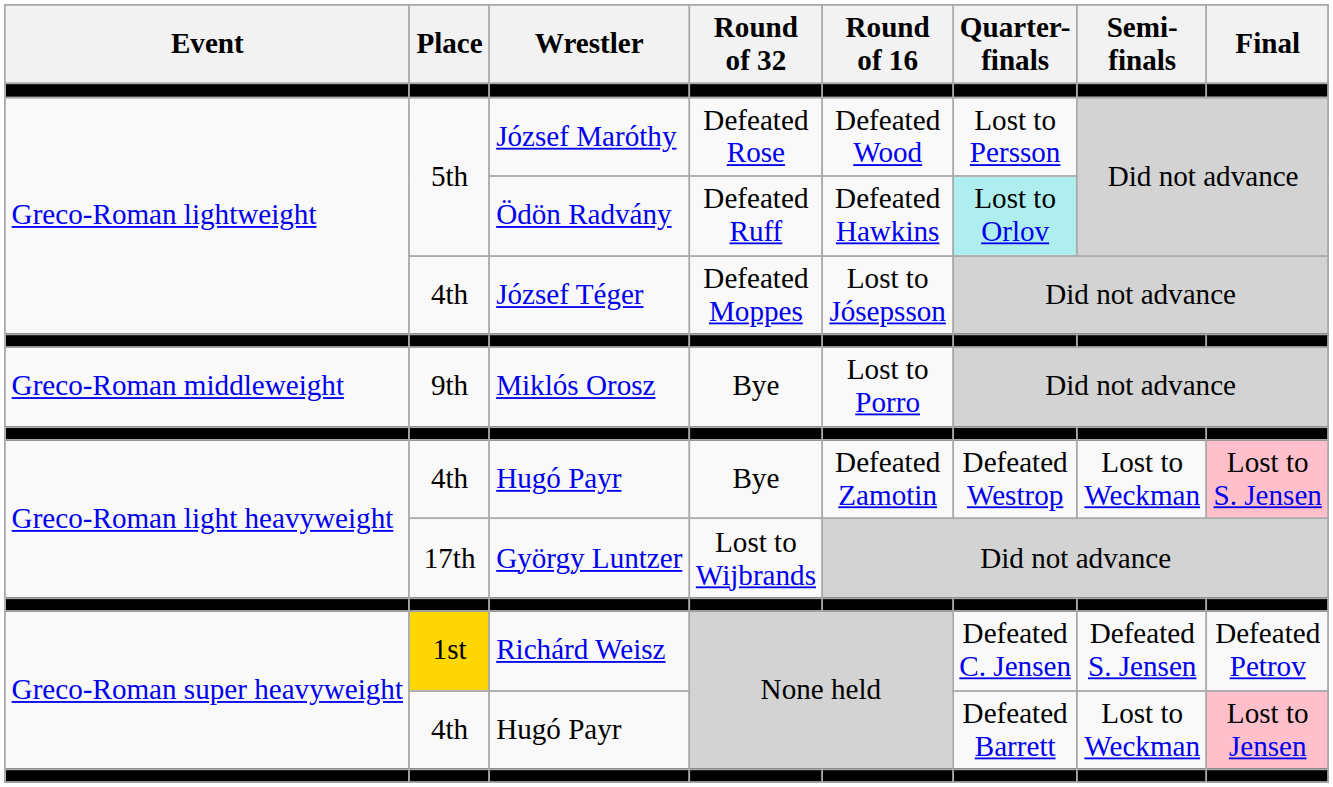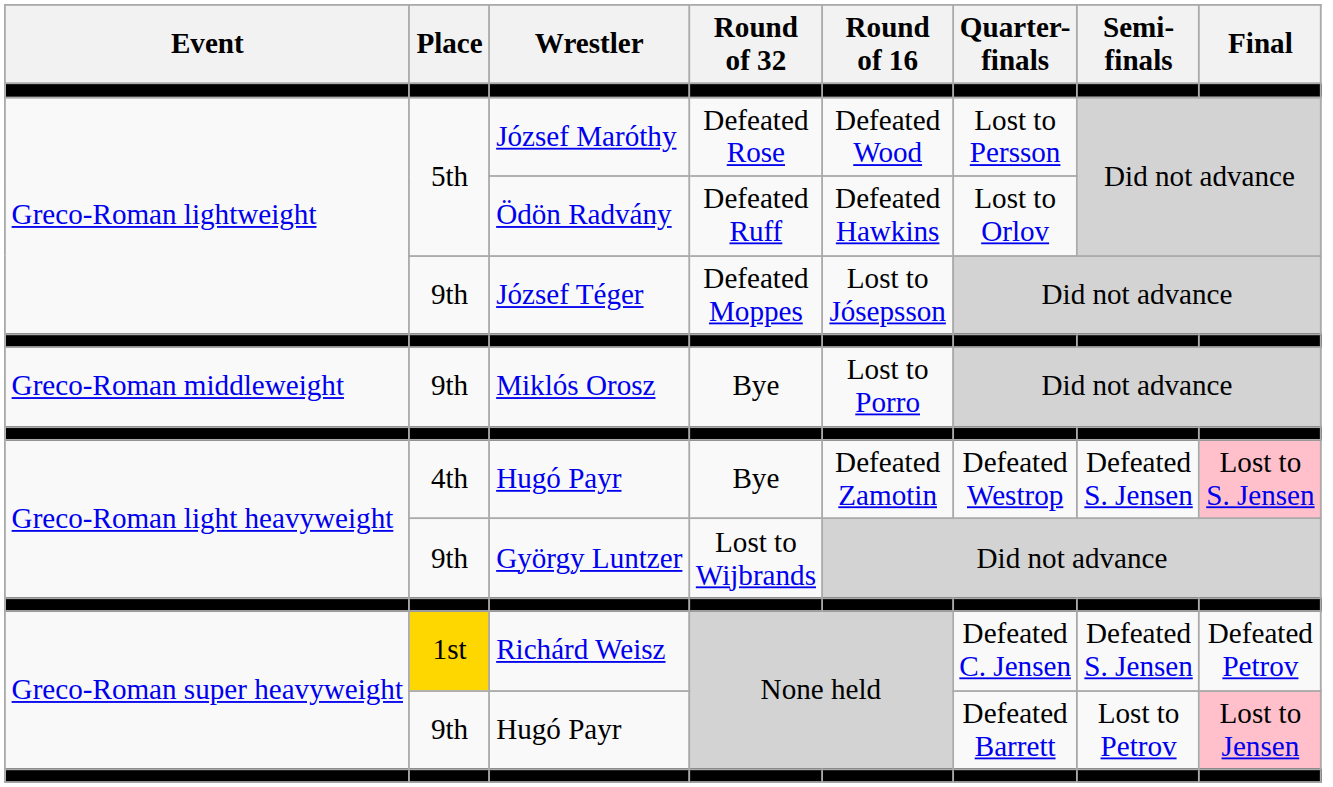(1015, 215) paleturquoise background -> (1015, 215) no background
(450, 294) 4th -> (450, 294) 9th
(1142, 478) Lost to Weckman -> (1139, 478) Defeated S. Jensen
(450, 557) 17th -> (450, 557) 9th
(450, 729) 4th -> (450, 729) 9th
(1142, 729) Lost to Weckman -> (1139, 729) Lost to Petrov
